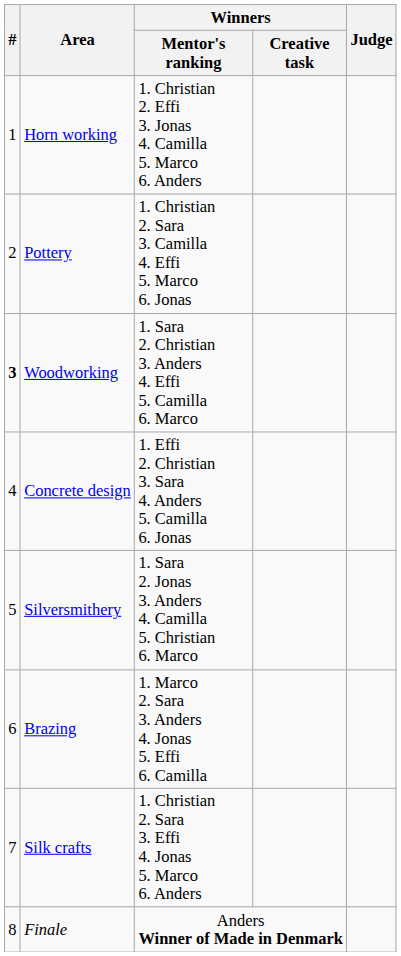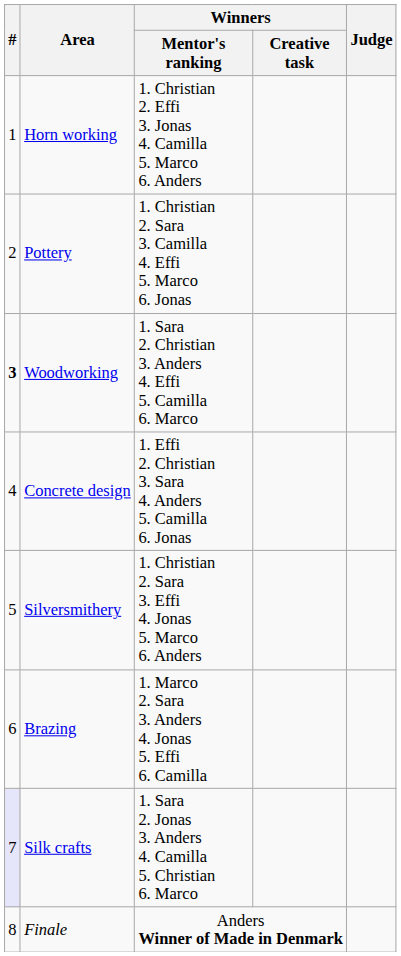(177, 610) 1. Sara 2. Jonas 3. Anders 4. Camilla 5. Christian 6. Marco -> (177, 610) 1. Christian 2. Sara 3. Effi 4. Jonas 5. Marco 6. Anders
(12, 847) no background -> (12, 847) lavender background
(177, 847) 1. Christian 2. Sara 3. Effi 4. Jonas 5. Marco 6. Anders -> (177, 847) 1. Sara 2. Jonas 3. Anders 4. Camilla 5. Christian 6. Marco
